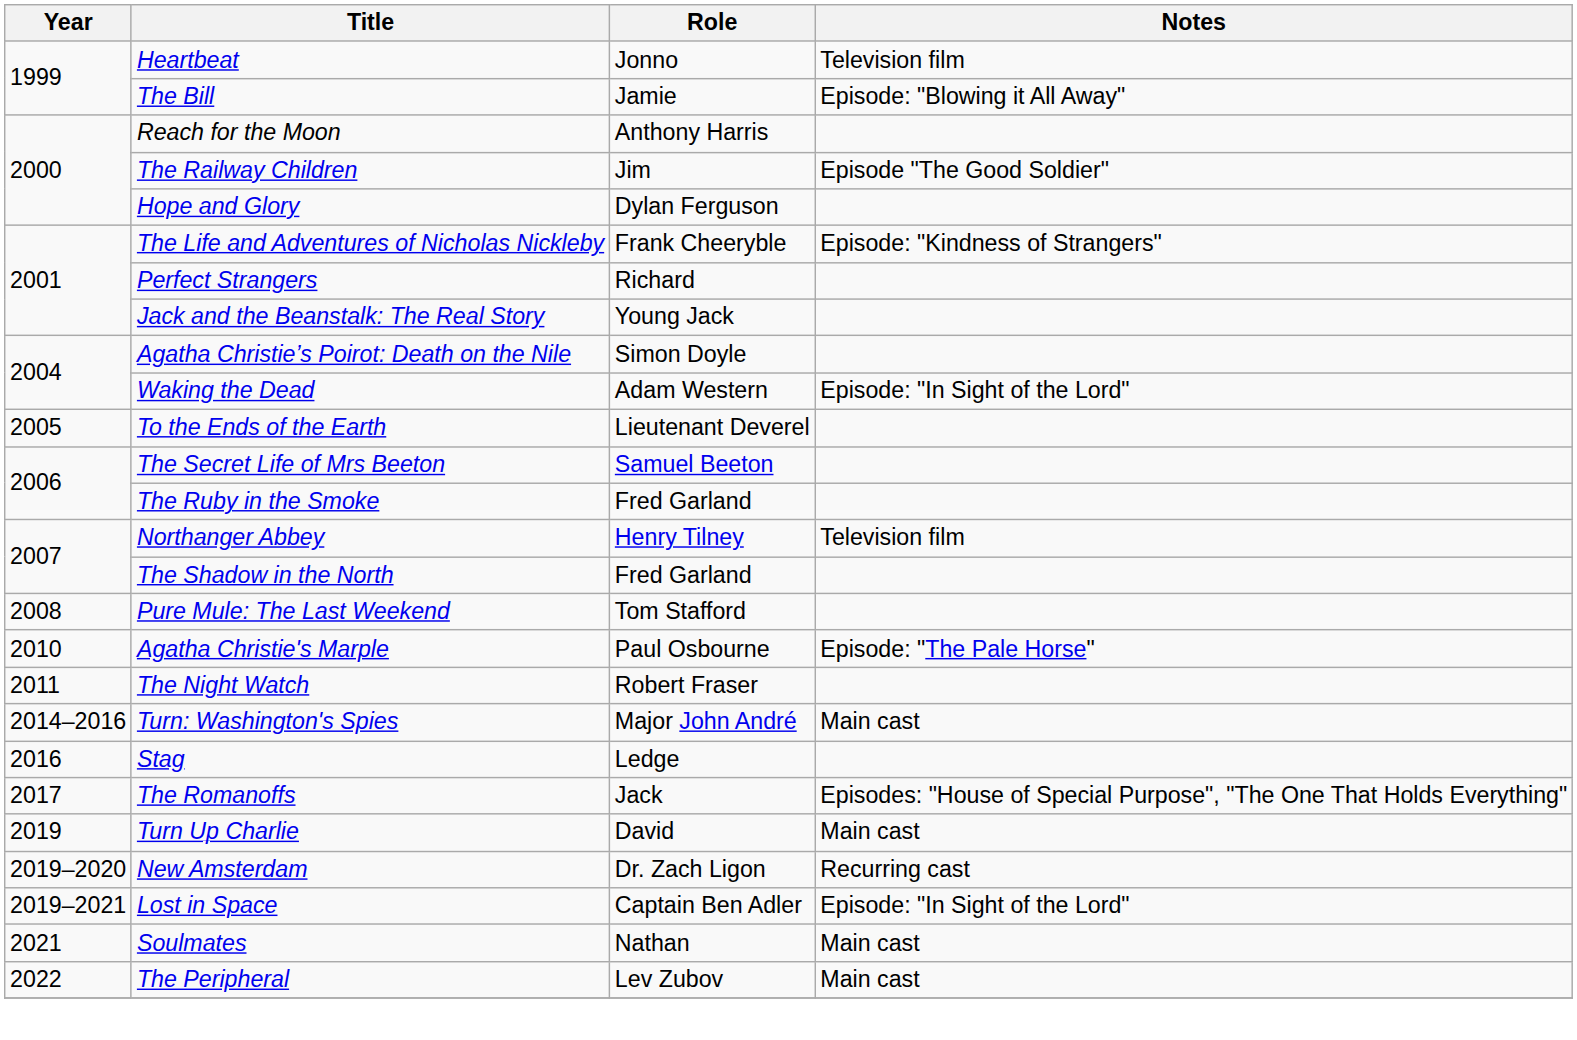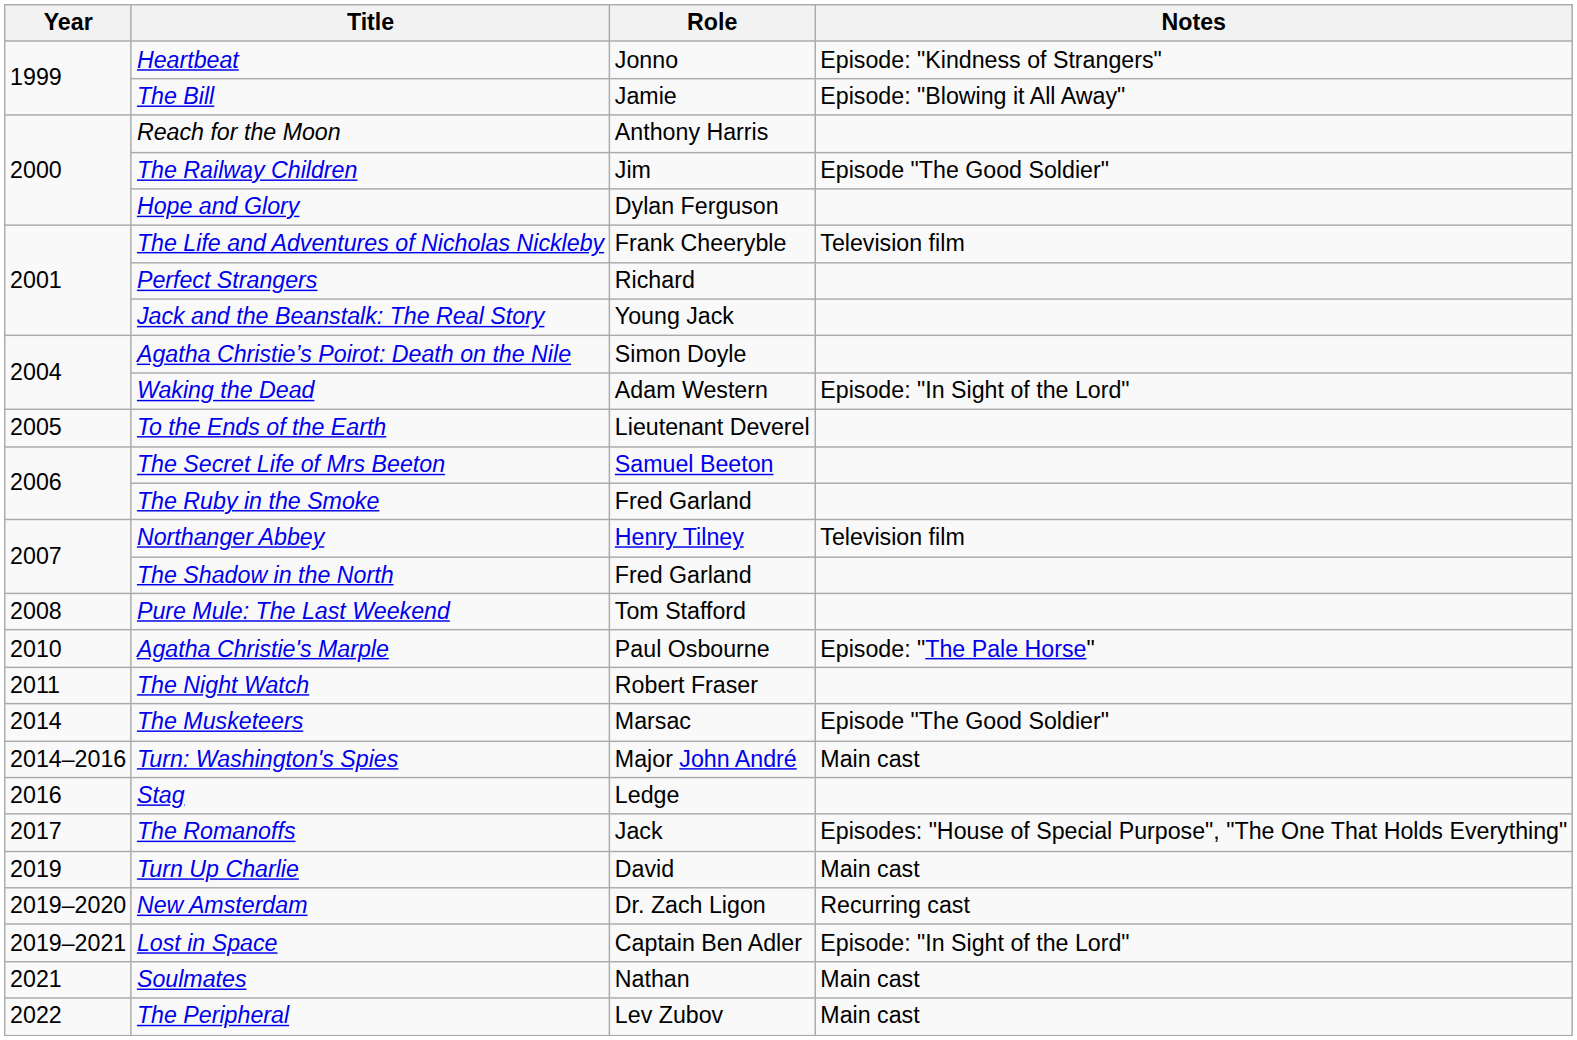(893, 59) Television film -> (991, 59) Episode: "Kindness of Strangers"
(991, 243) Episode: "Kindness of Strangers" -> (893, 243) Television film
+ row: (220, 721)
